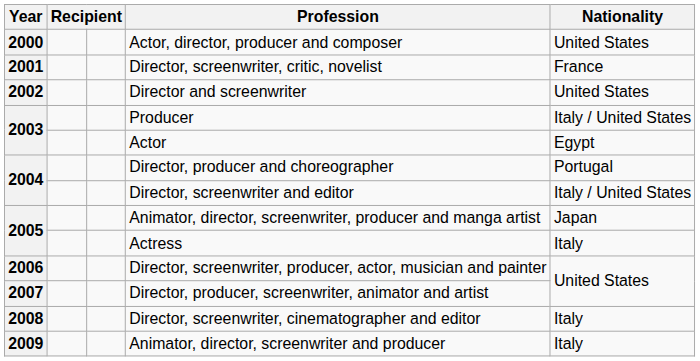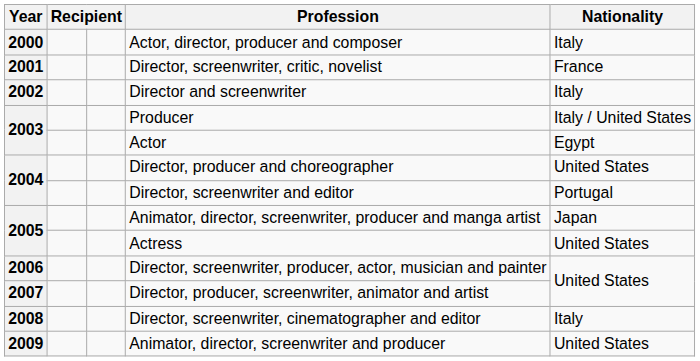(601, 42) United States -> (568, 42) Italy
(601, 92) United States -> (568, 92) Italy
(583, 167) Portugal -> (601, 167) United States
(623, 192) Italy / United States -> (583, 192) Portugal
(568, 243) Italy -> (601, 243) United States
(568, 343) Italy -> (601, 343) United States
